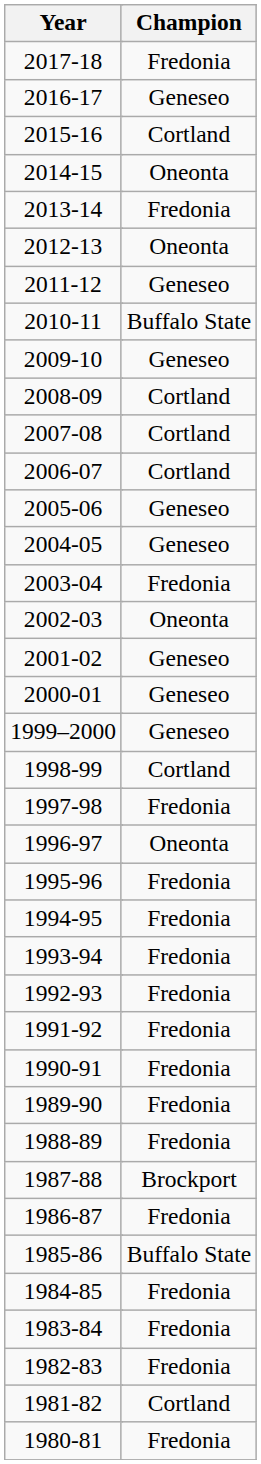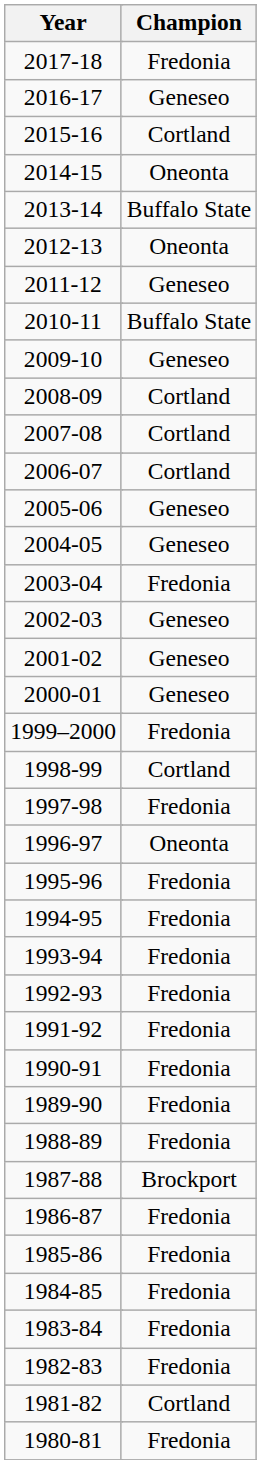(189, 209) Fredonia -> (189, 209) Buffalo State
(189, 619) Oneonta -> (189, 619) Geneseo
(189, 731) Geneseo -> (189, 731) Fredonia
(189, 1254) Buffalo State -> (189, 1254) Fredonia
